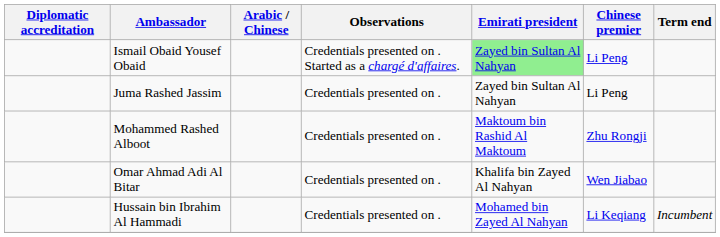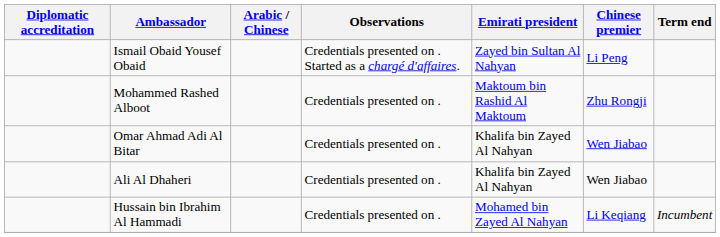(528, 57) lightgreen background -> (528, 57) no background
- row: (167, 93)
+ row: (152, 179)
